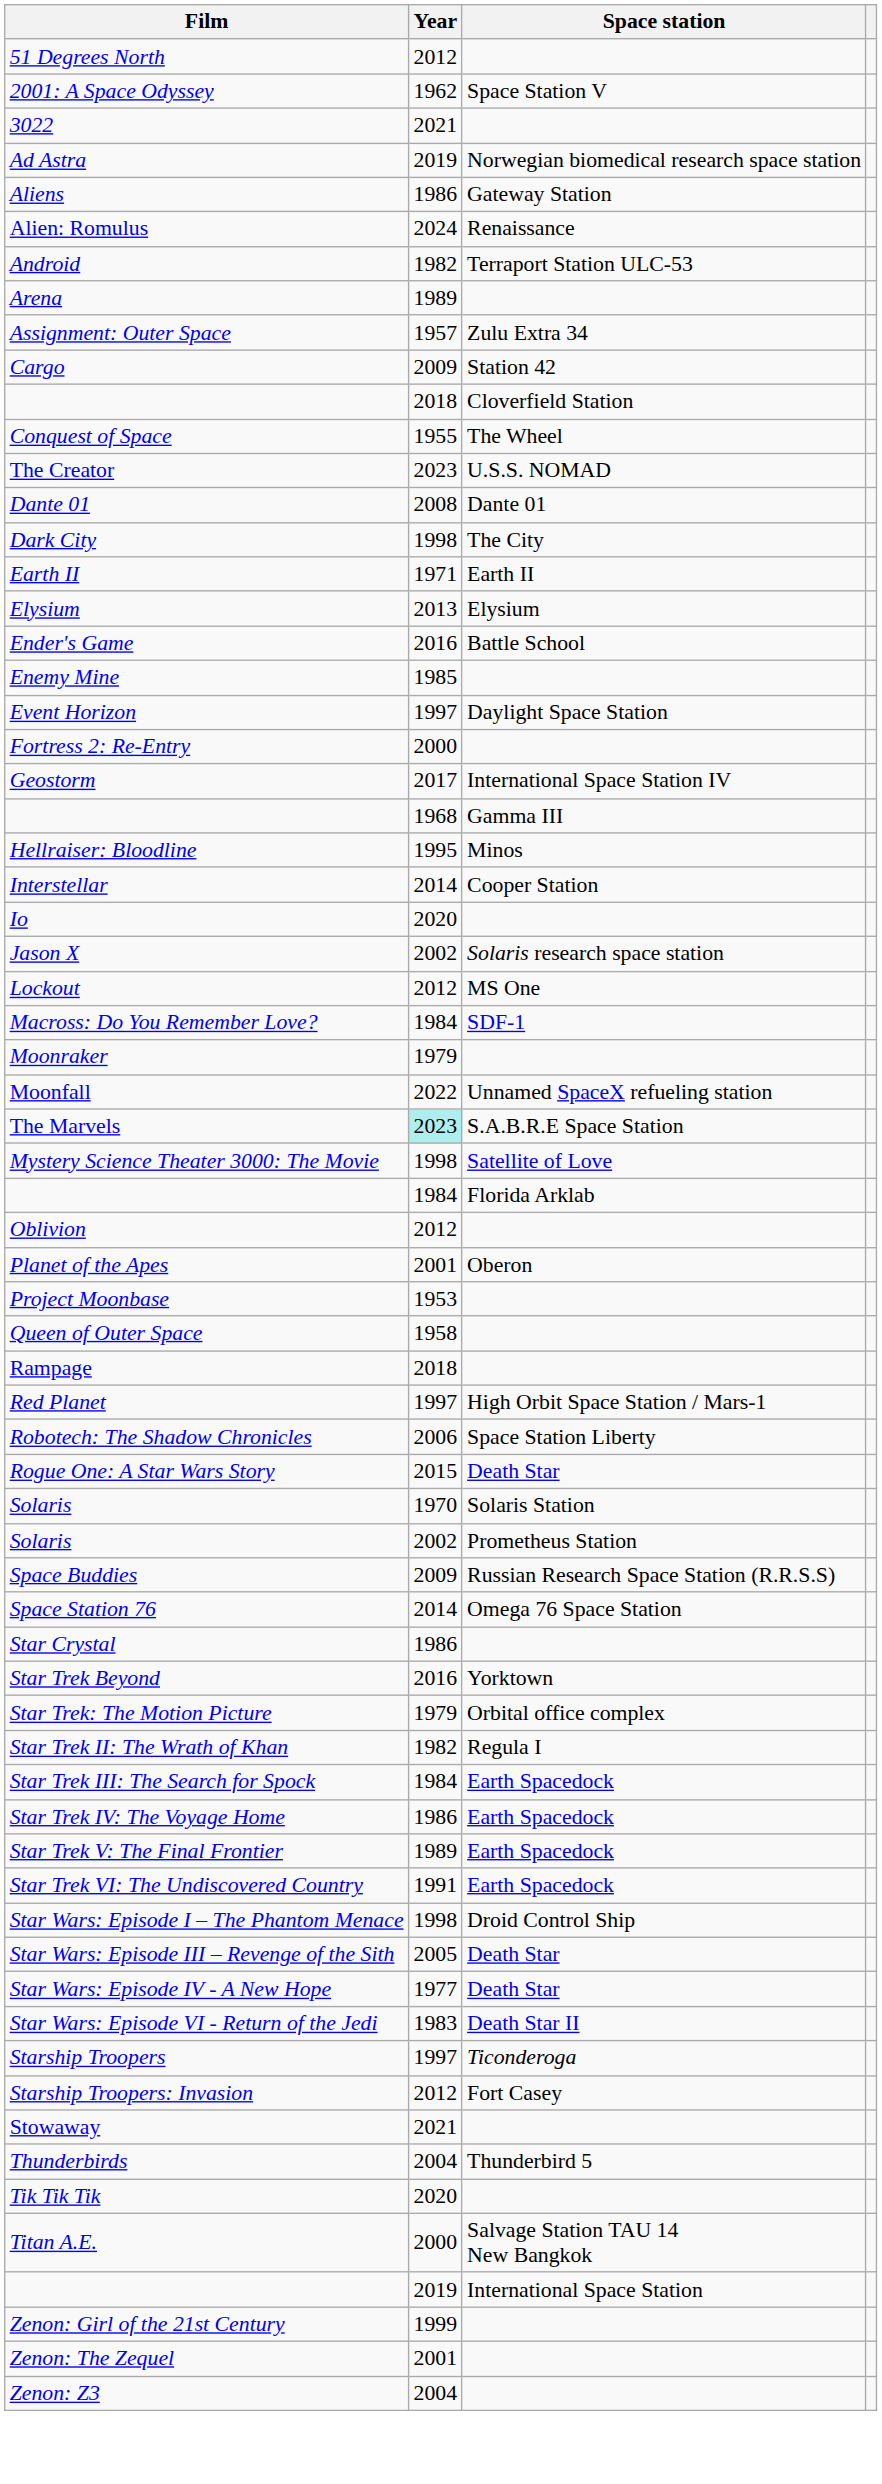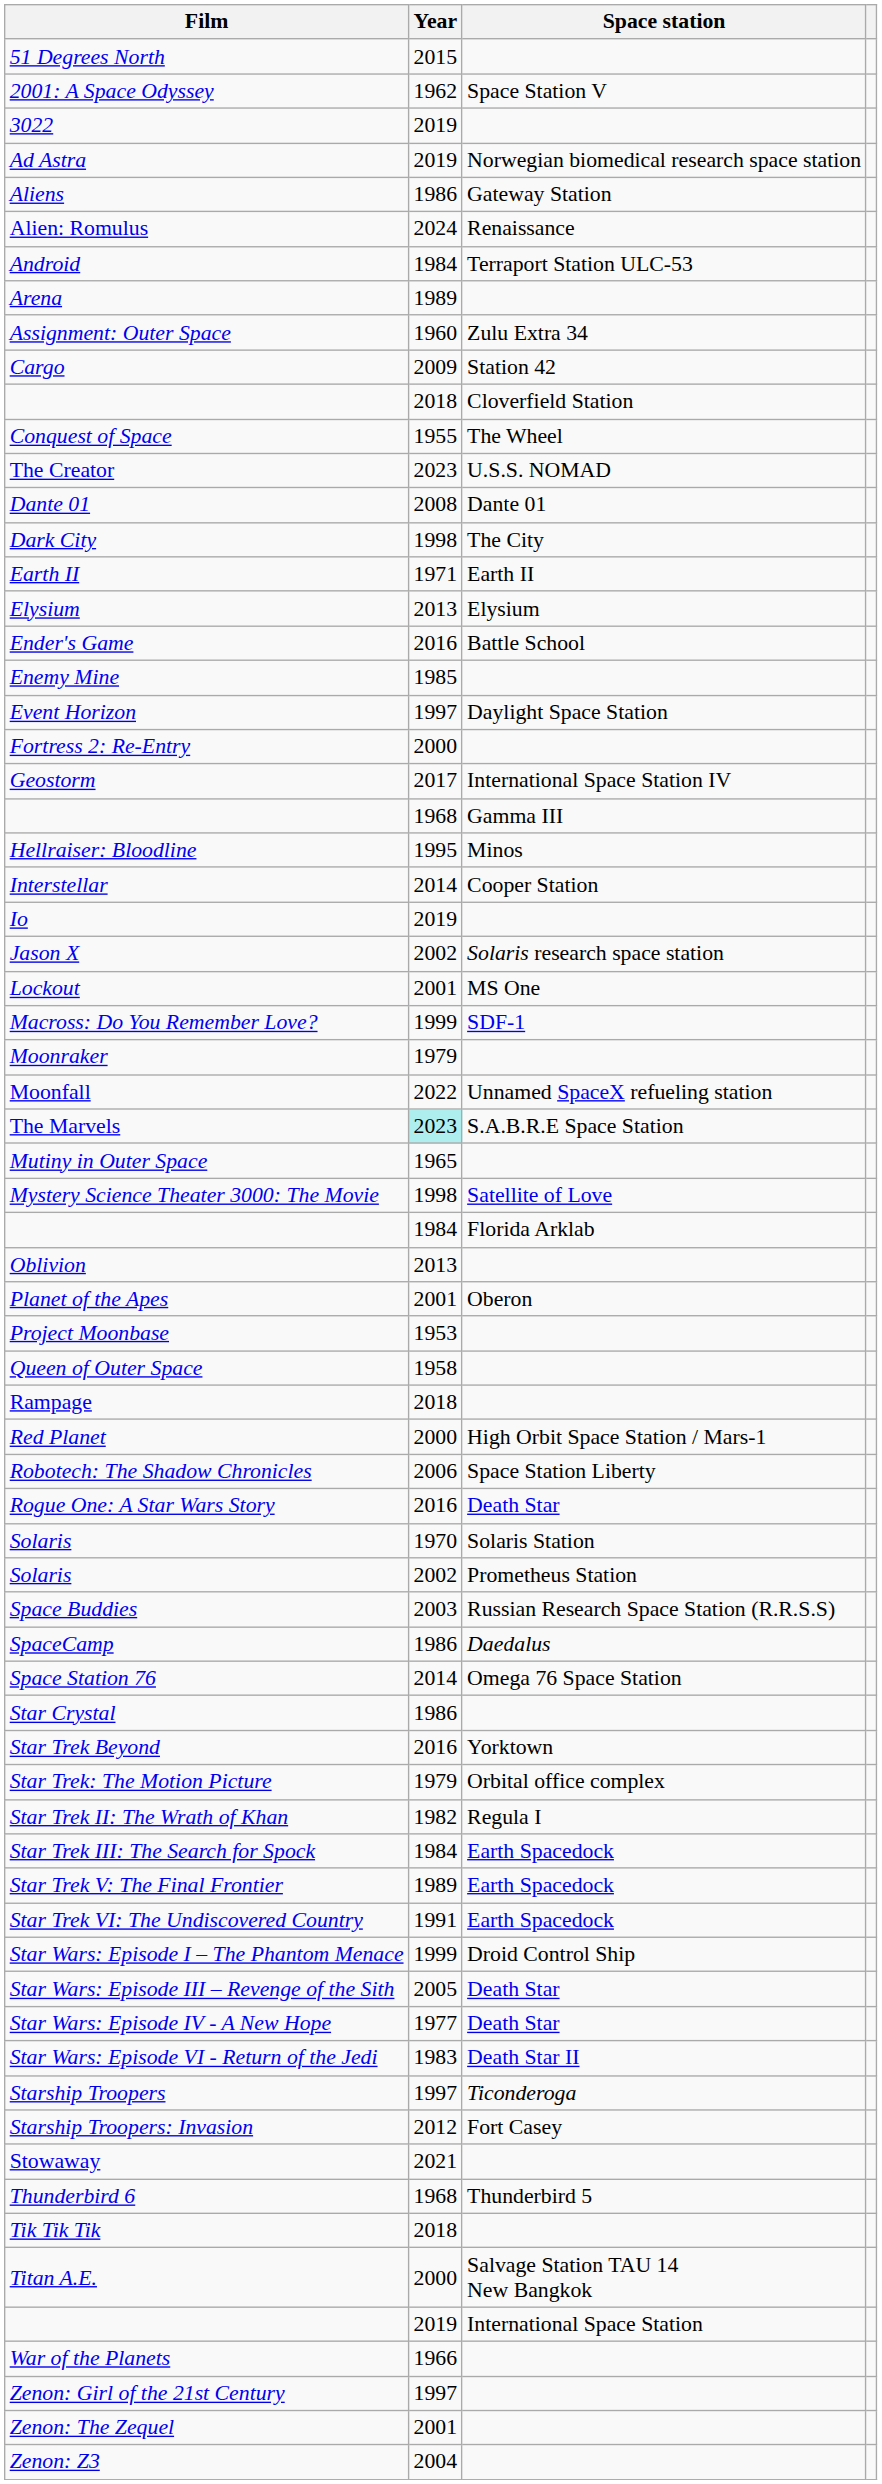(435, 56) 2012 -> (435, 56) 2015
(435, 125) 2021 -> (435, 125) 2019
(435, 263) 1982 -> (435, 263) 1984
(435, 332) 1957 -> (435, 332) 1960
(435, 919) 2020 -> (435, 919) 2019
(435, 988) 2012 -> (435, 988) 2001
(435, 1022) 1984 -> (435, 1022) 1999
+ row: (108, 1160)
(435, 1229) 2012 -> (435, 1264) 2013
(435, 1402) 1997 -> (435, 1436) 2000
(435, 1471) 2015 -> (435, 1505) 2016
(435, 1574) 2009 -> (435, 1609) 2003
+ row: (62, 1643)
- row: (147, 1816)
(435, 1919) 1998 -> (435, 1954) 1999
- row: (69, 2161)
+ row: (72, 2195)
(435, 2195) 2020 -> (435, 2230) 2018
+ row: (90, 2358)
(435, 2323) 1999 -> (435, 2392) 1997
